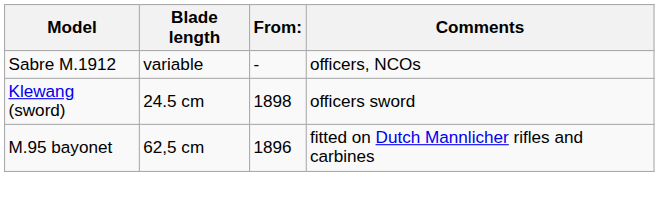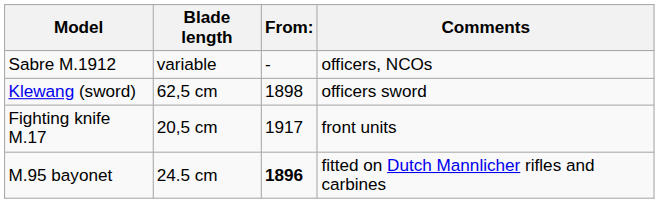(174, 101) 24.5 cm -> (187, 91) 62,5 cm
+ row: (59, 128)
(174, 147) 62,5 cm -> (187, 174) 24.5 cm
(273, 147) normal -> (284, 174) bold
